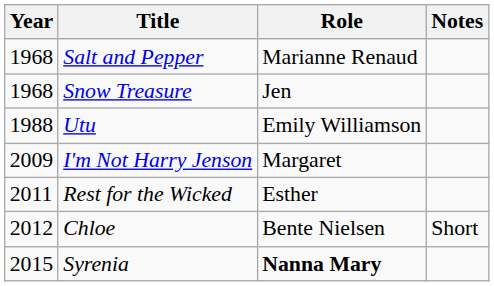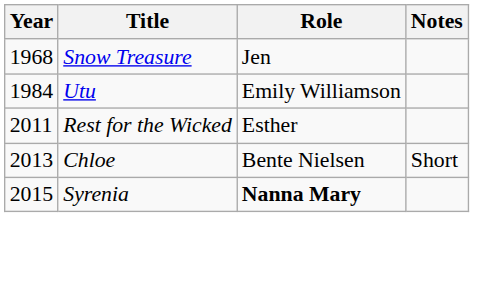- row: (133, 56)
(31, 125) 1988 -> (31, 90) 1984
- row: (158, 159)
(31, 228) 2012 -> (31, 159) 2013
